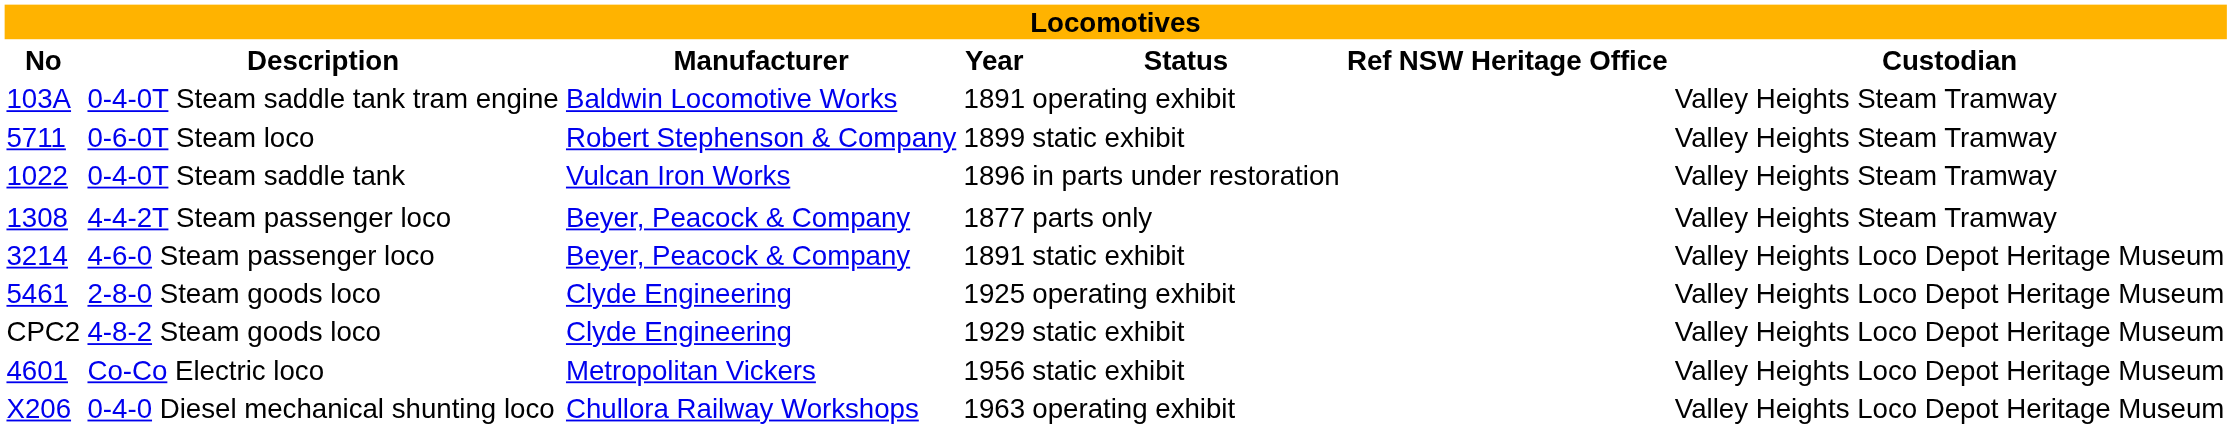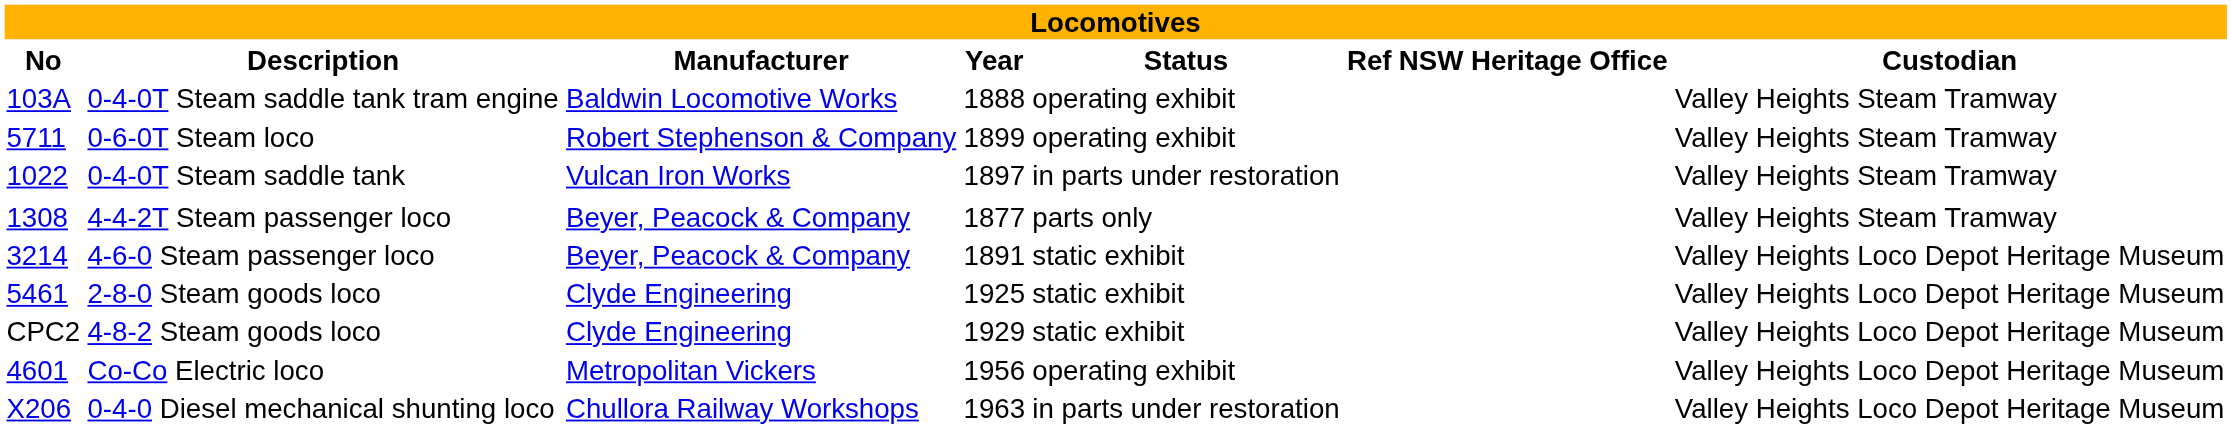(994, 98) 1891 -> (994, 98) 1888
(1108, 137) static exhibit -> (1134, 137) operating exhibit
(994, 175) 1896 -> (994, 175) 1897
(1134, 293) operating exhibit -> (1108, 293) static exhibit
(1108, 370) static exhibit -> (1134, 370) operating exhibit
(1134, 408) operating exhibit -> (1186, 408) in parts under restoration
